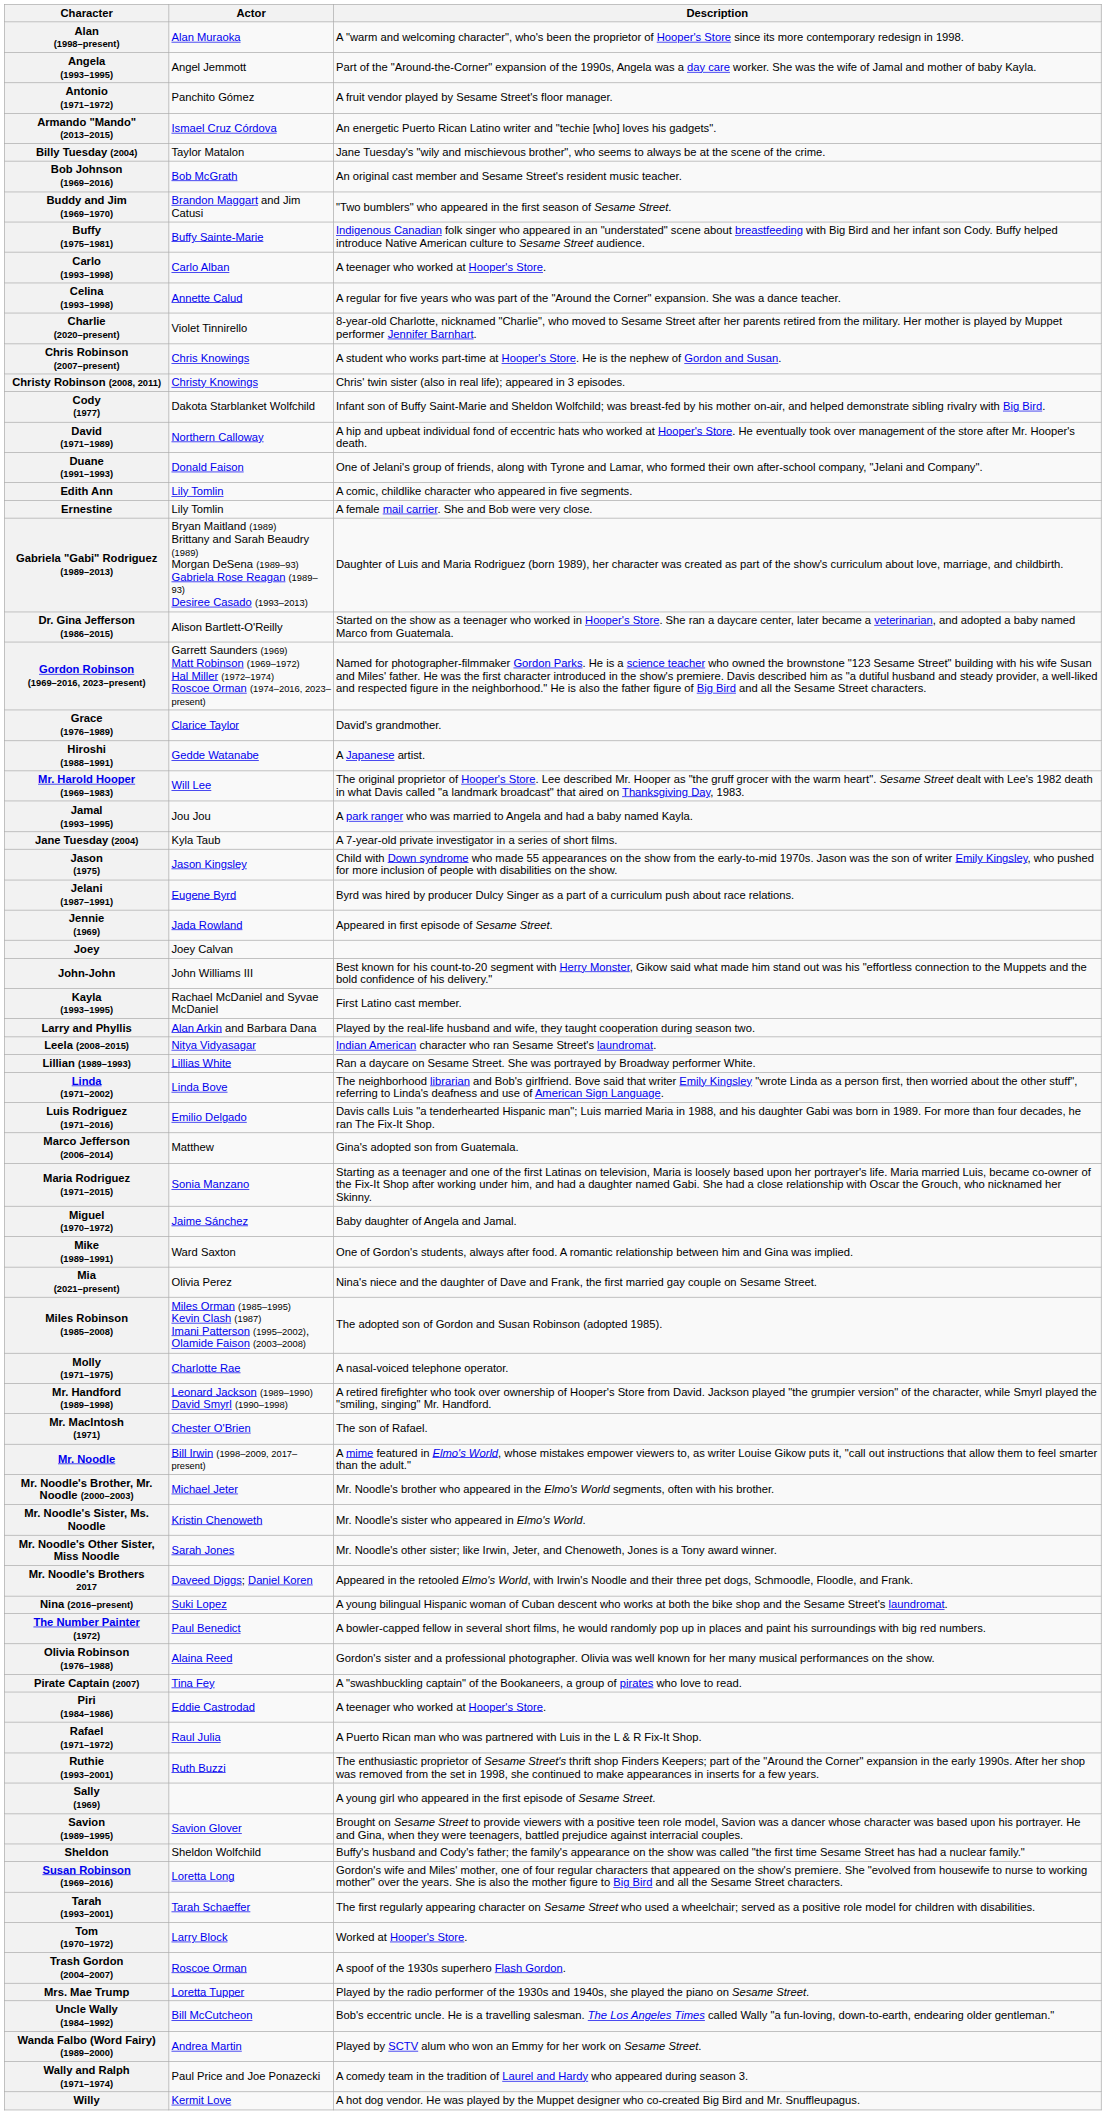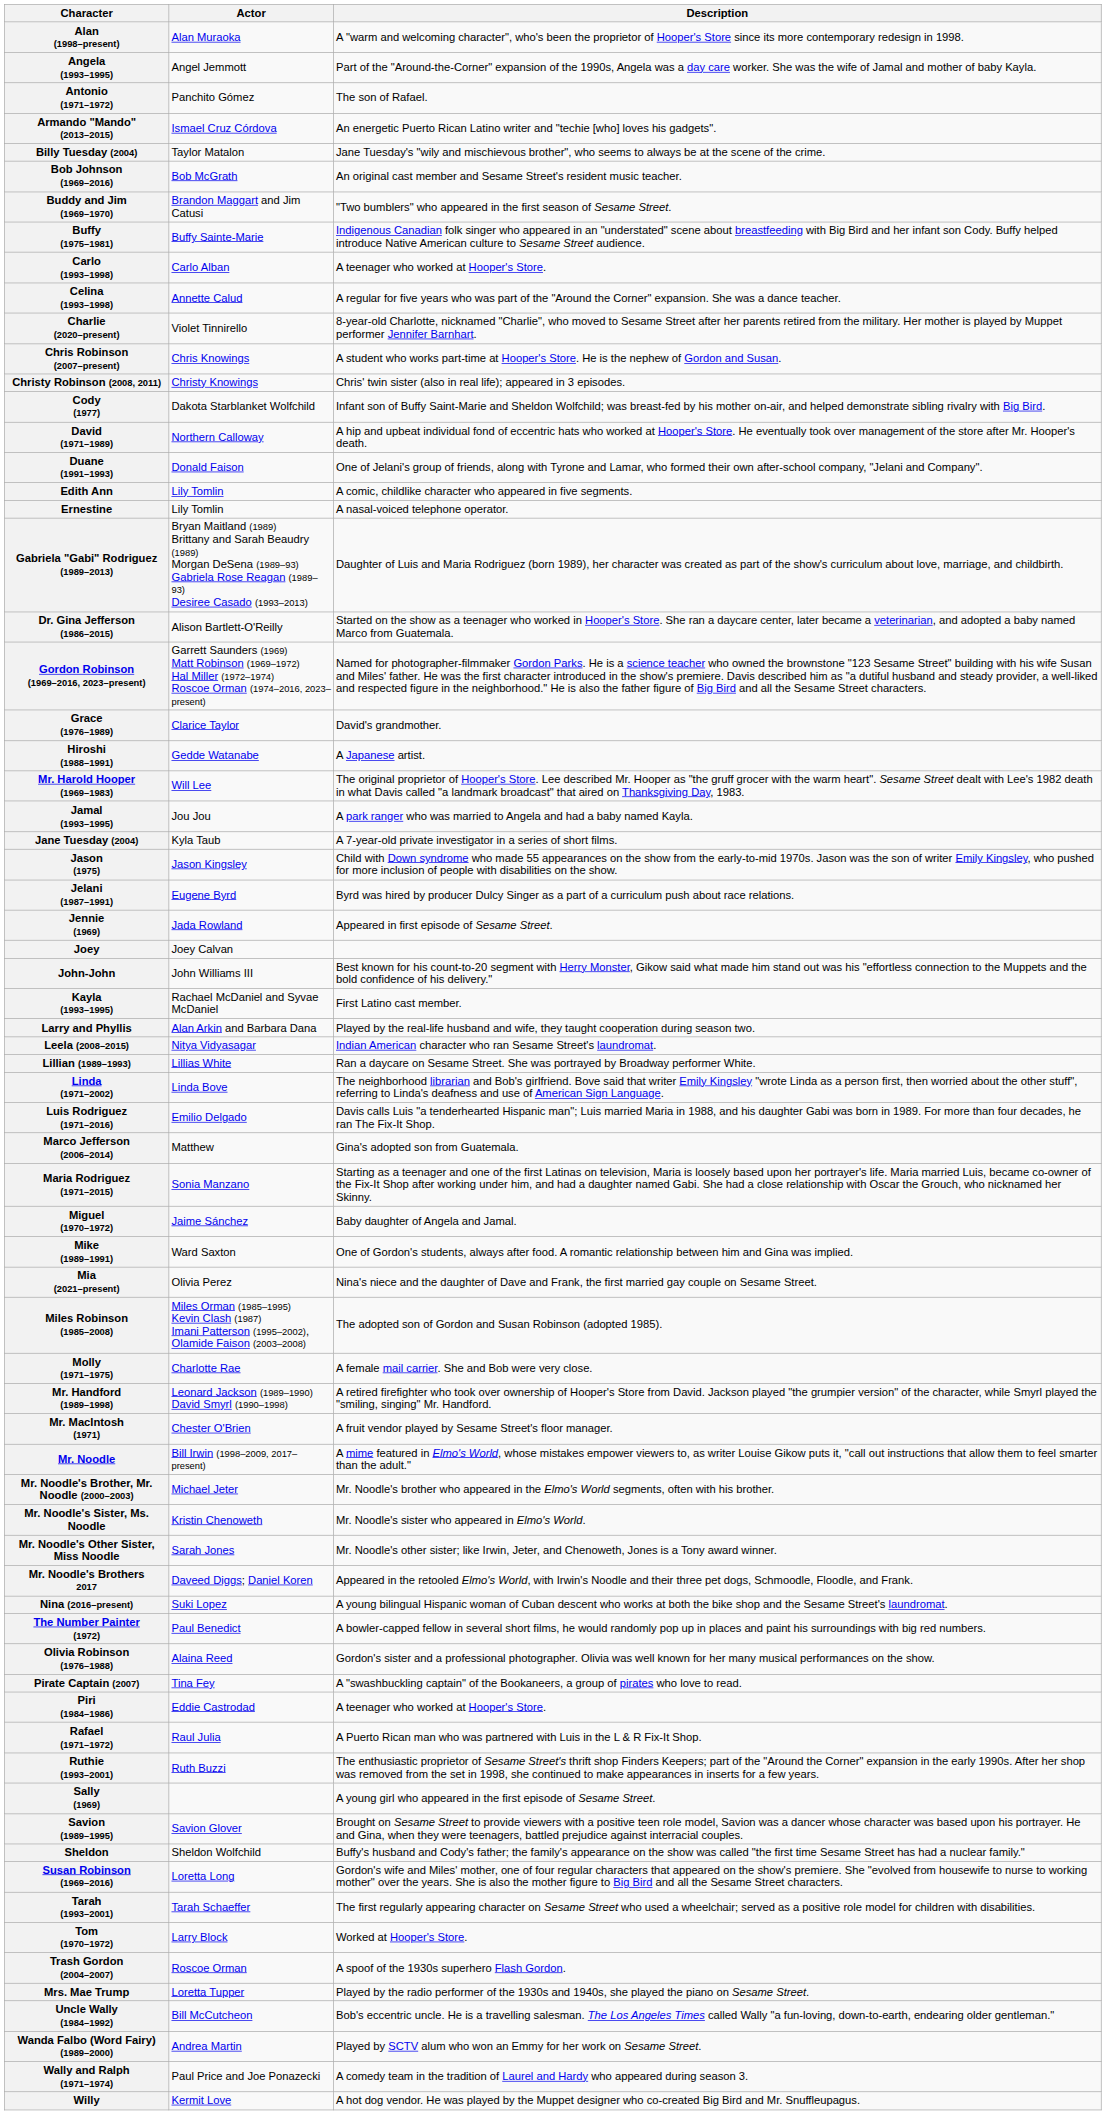(474, 98) A fruit vendor played by Sesame Street's floor manager. -> (382, 98) The son of Rafael.
(464, 509) A female mail carrier. She and Bob were very close. -> (422, 509) A nasal-voiced telephone operator.
(422, 1368) A nasal-voiced telephone operator. -> (464, 1368) A female mail carrier. She and Bob were very close.
(382, 1428) The son of Rafael. -> (474, 1428) A fruit vendor played by Sesame Street's floor manager.
